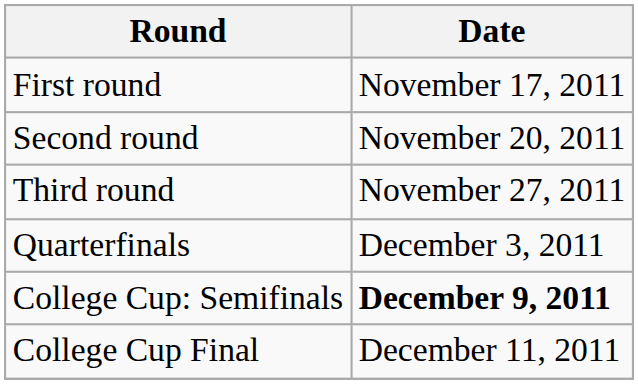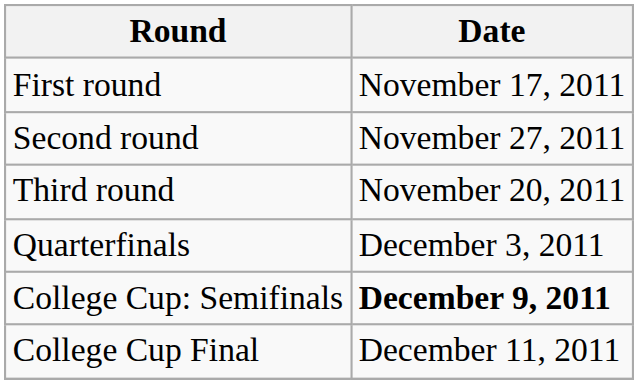(492, 137) November 20, 2011 -> (492, 137) November 27, 2011
(492, 191) November 27, 2011 -> (492, 191) November 20, 2011
